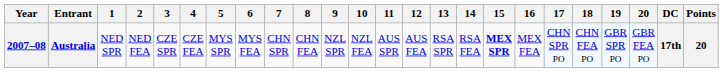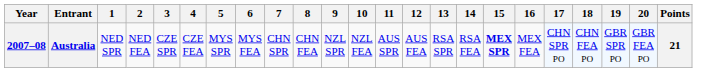- column: (671, 14)
(701, 45) 20 -> (675, 45) 21
